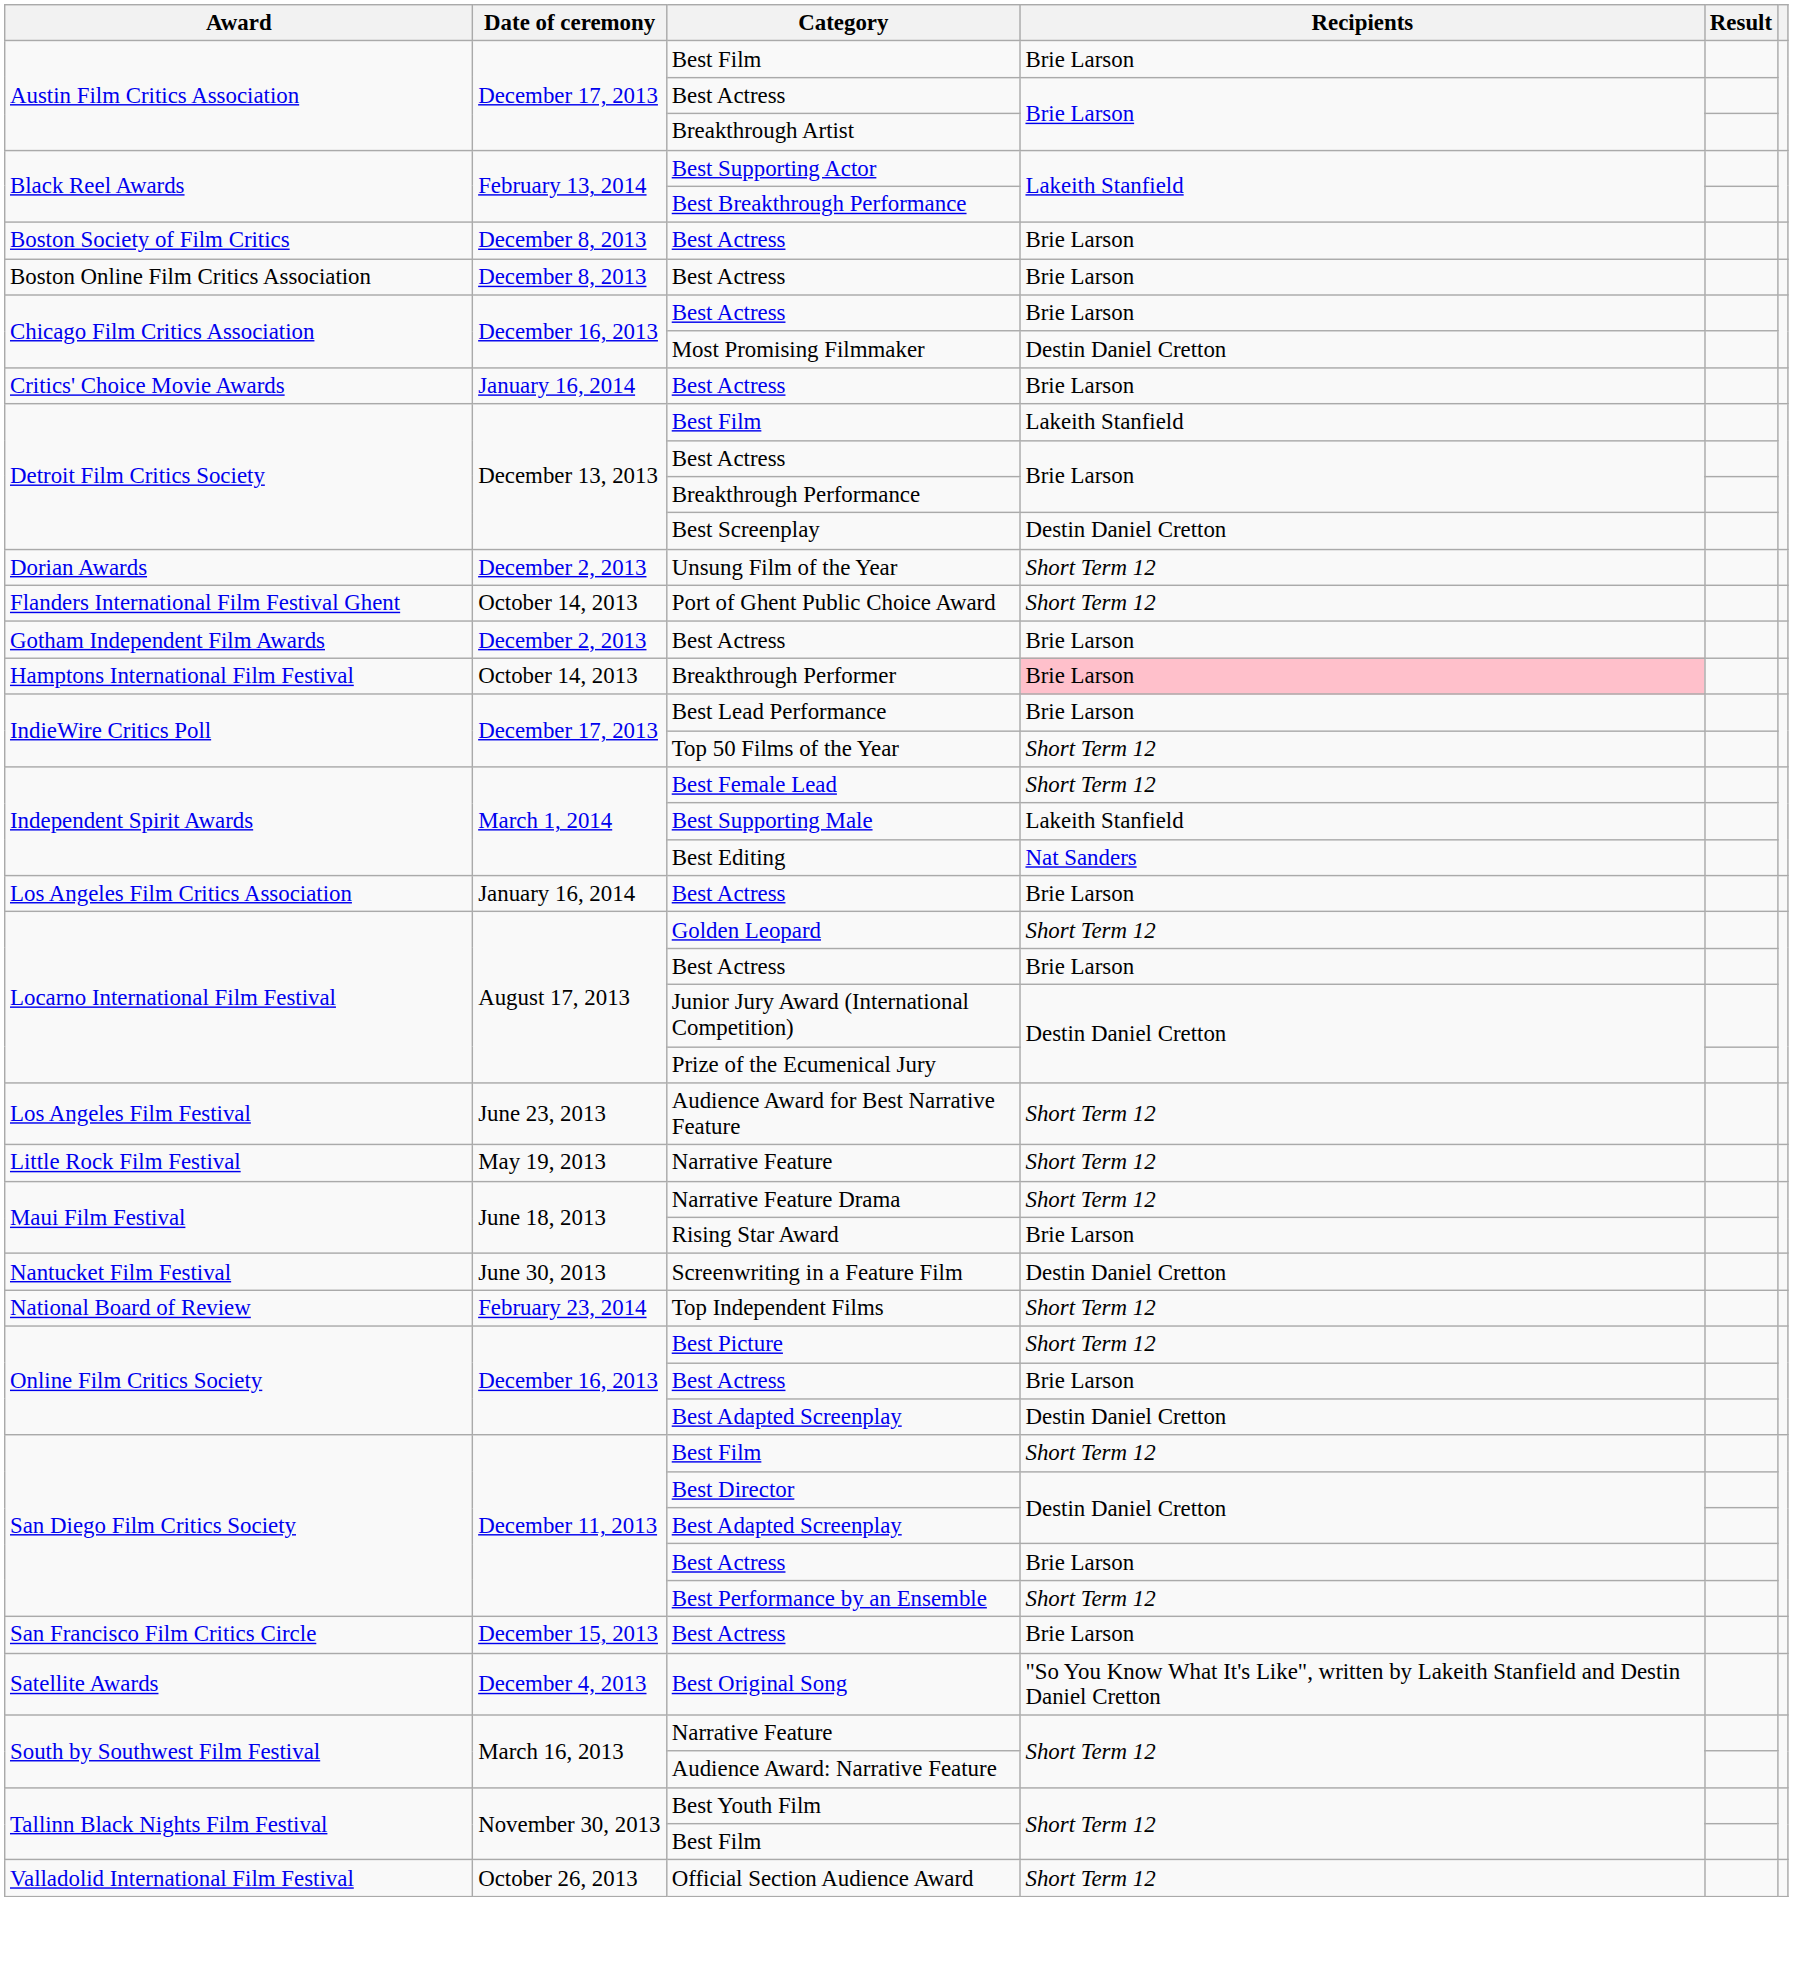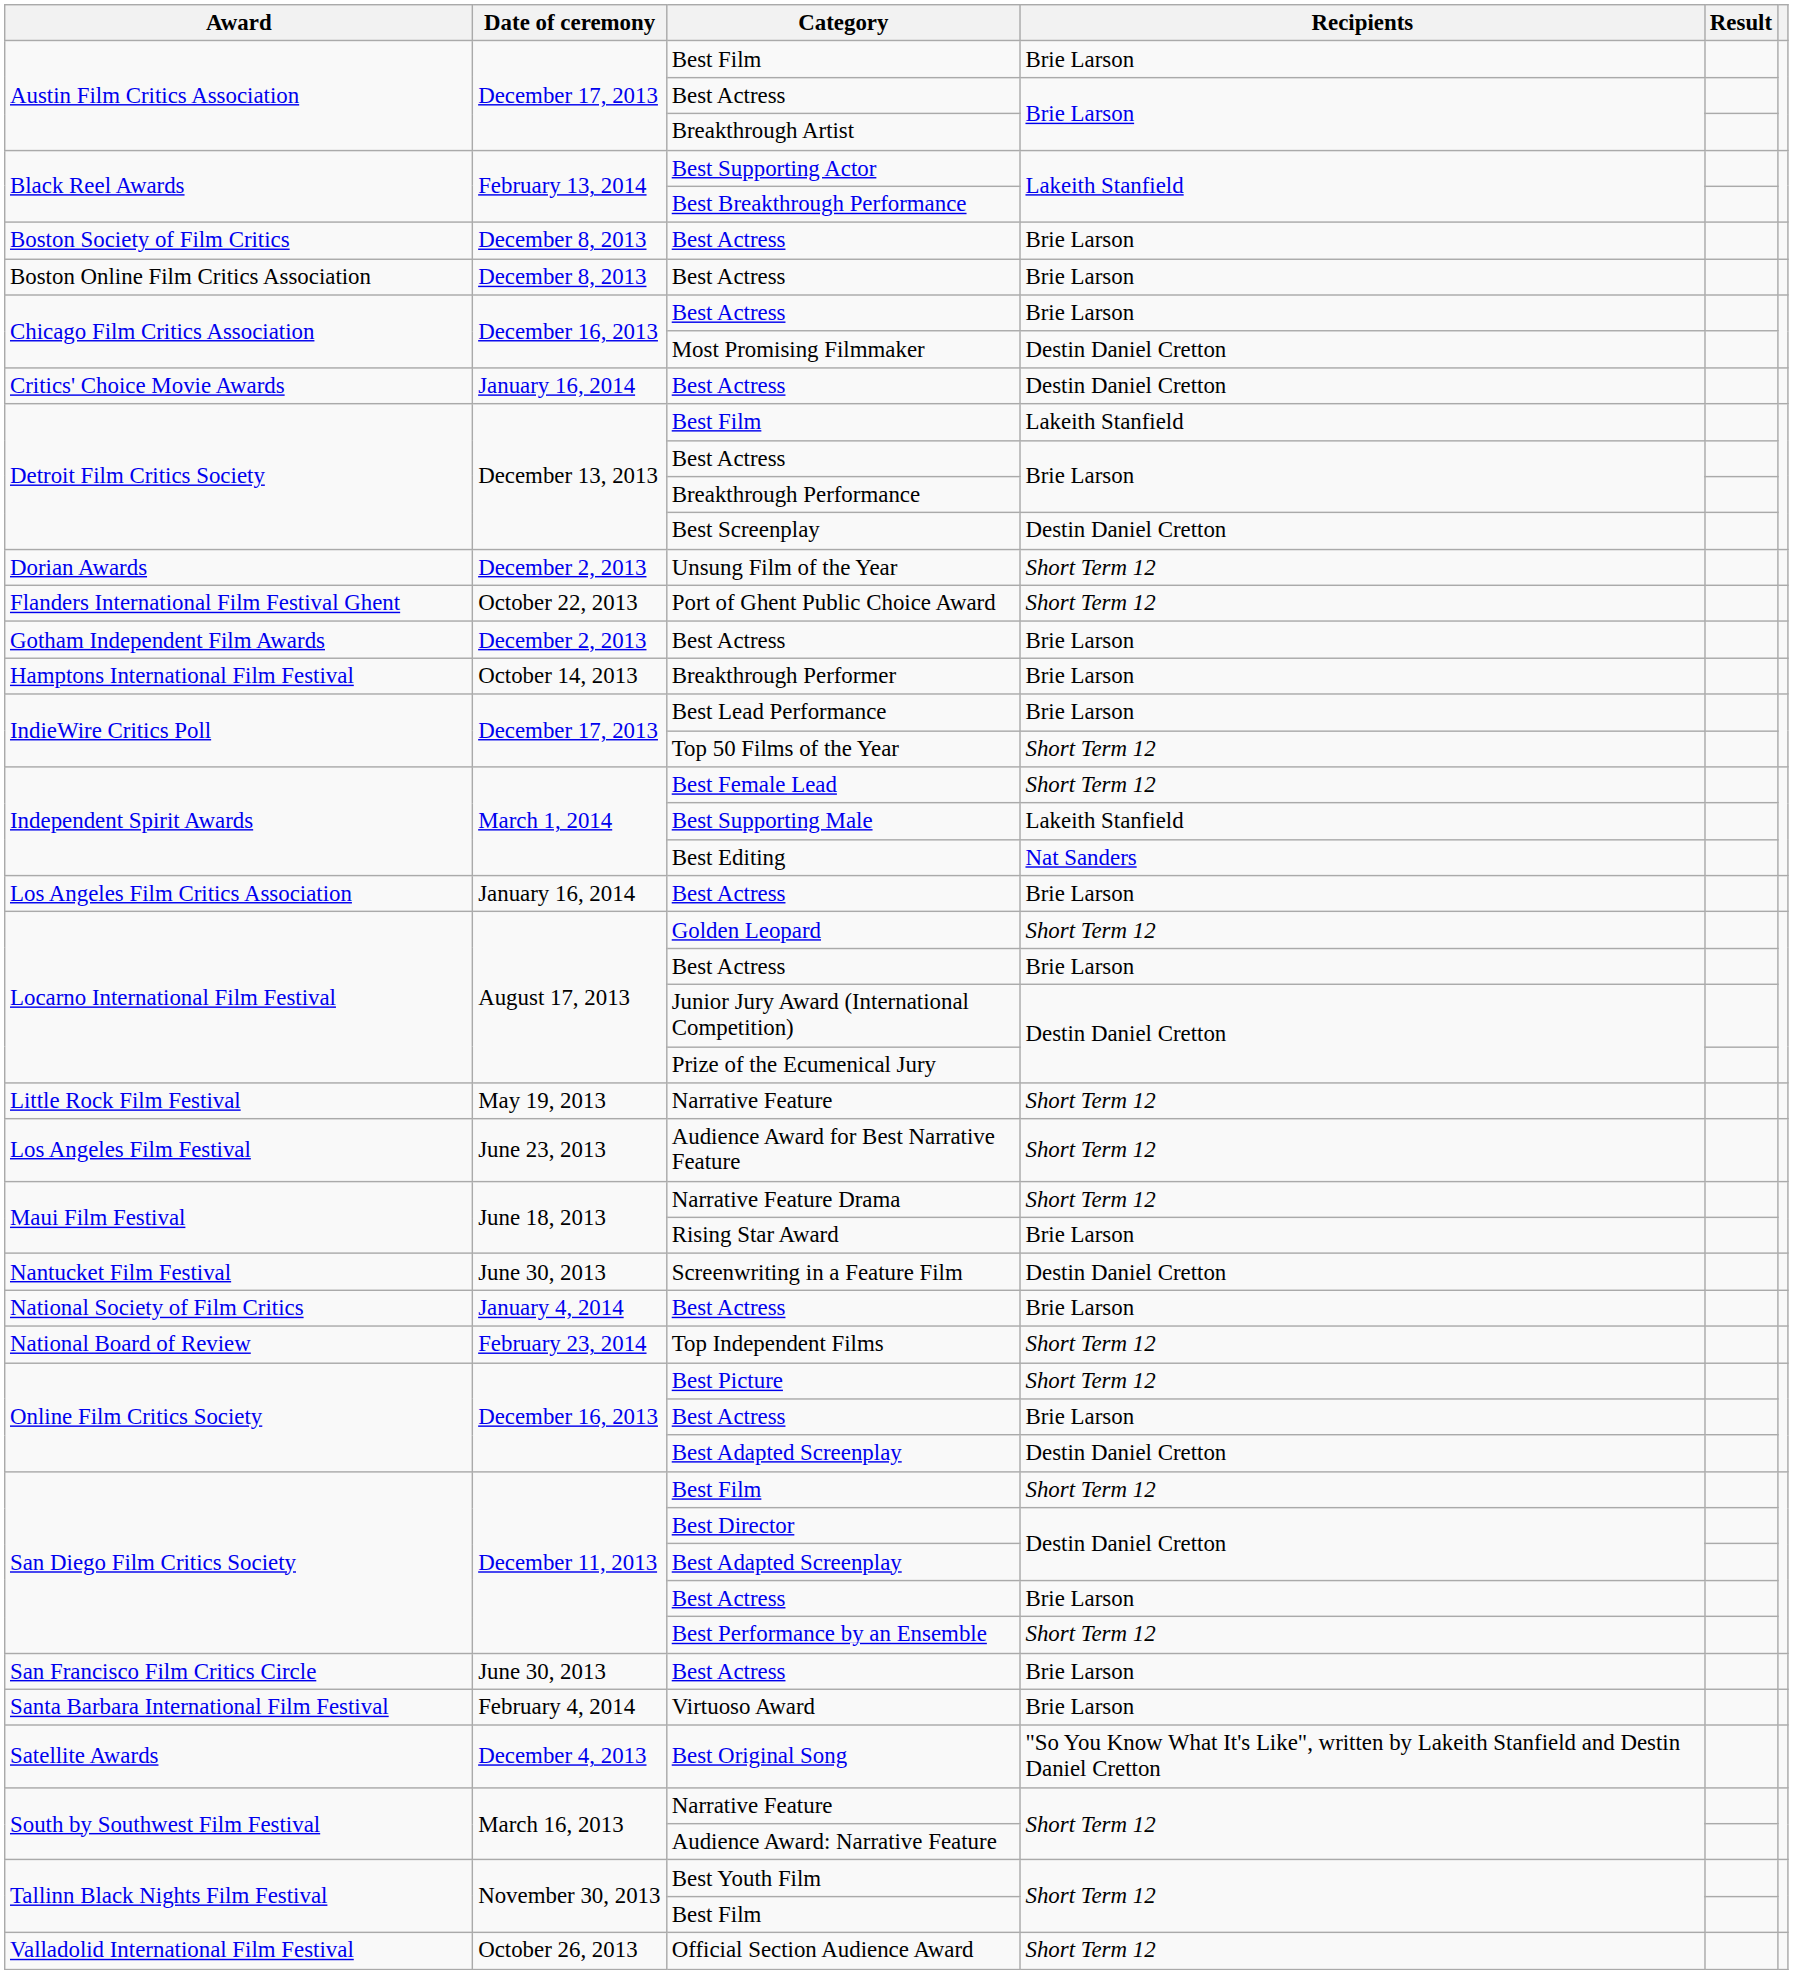(1080, 385) Brie Larson -> (1126, 385) Destin Daniel Cretton
(558, 603) October 14, 2013 -> (558, 603) October 22, 2013
(1080, 675) pink background -> (1080, 675) no background
rows swapped: (130, 1113) <-> (125, 1162)
+ row: (157, 1307)
(568, 1634) December 15, 2013 -> (542, 1670) June 30, 2013
+ row: (199, 1707)
